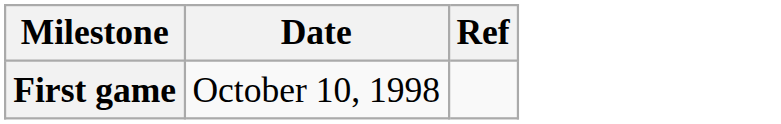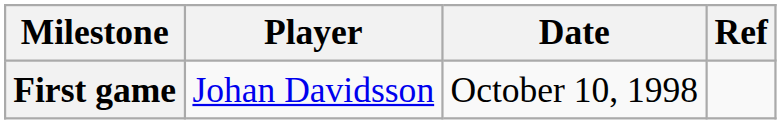+ column: (313, 32)
